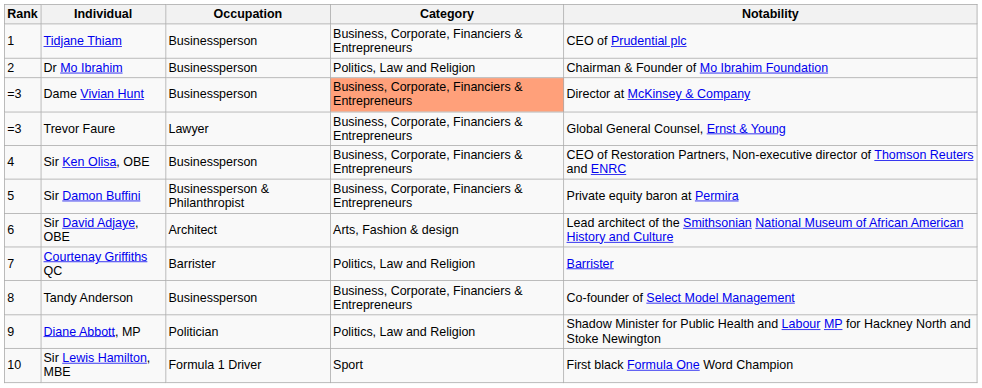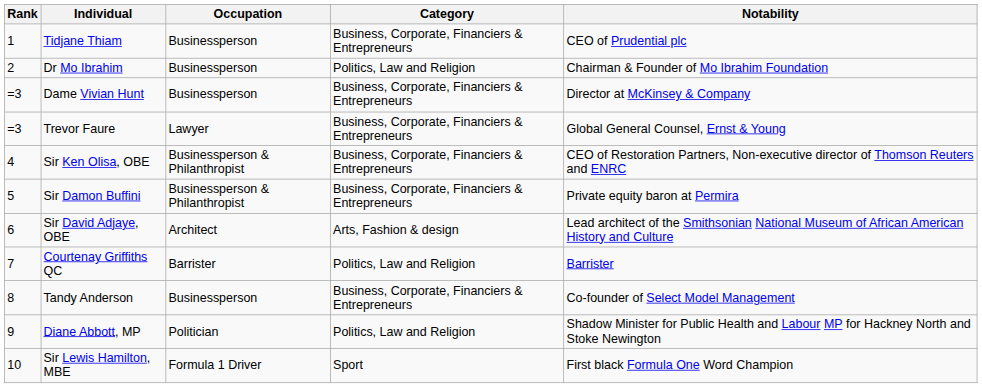(428, 94) lightsalmon background -> (428, 94) no background
(213, 162) Businessperson -> (219, 162) Businessperson & Philanthropist
